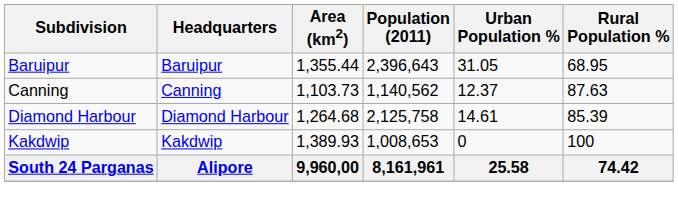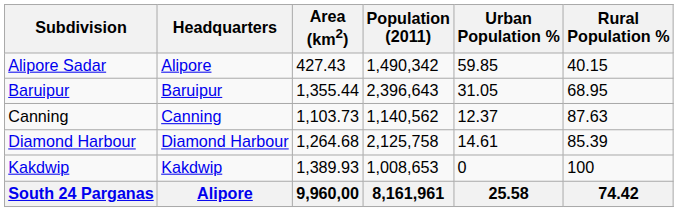+ row: (57, 65)
